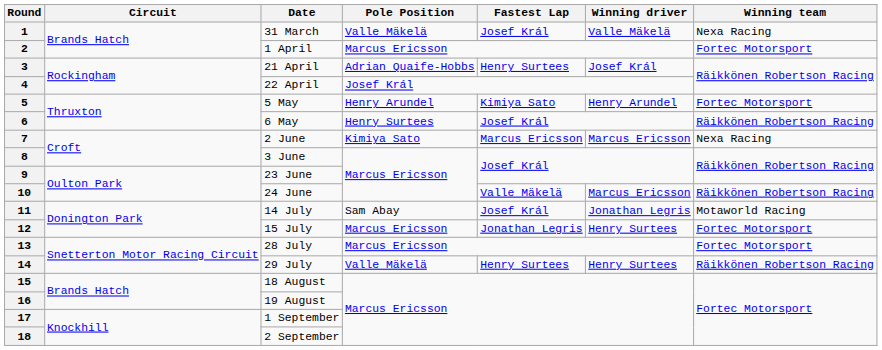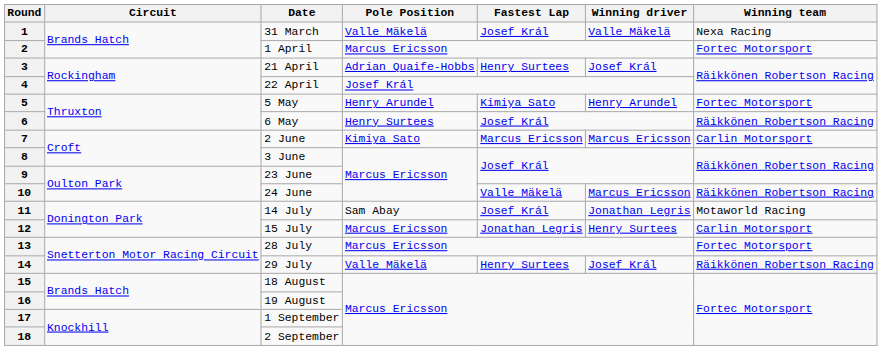(734, 139) Nexa Racing -> (754, 139) Carlin Motorsport
(754, 229) Fortec Motorsport -> (754, 229) Carlin Motorsport
(633, 265) Henry Surtees -> (622, 265) Josef Král
